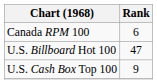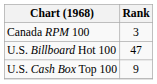(136, 32) 6 -> (136, 32) 3
